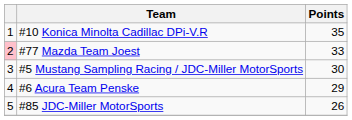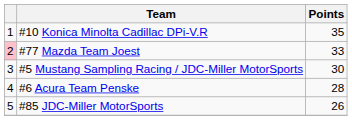(338, 88) 29 -> (338, 88) 28
